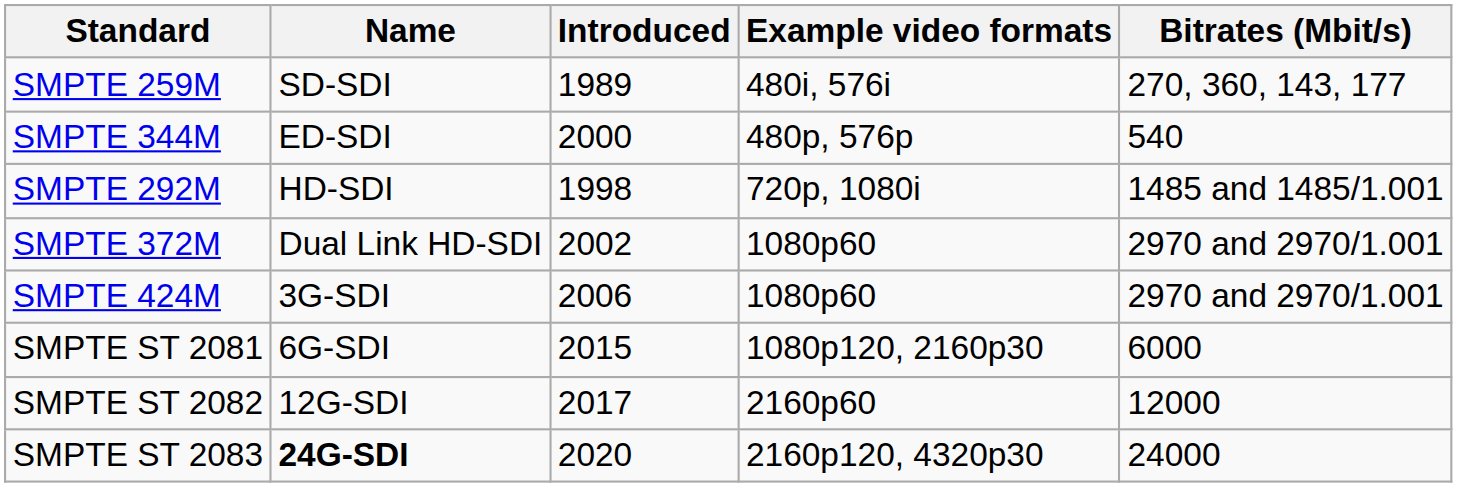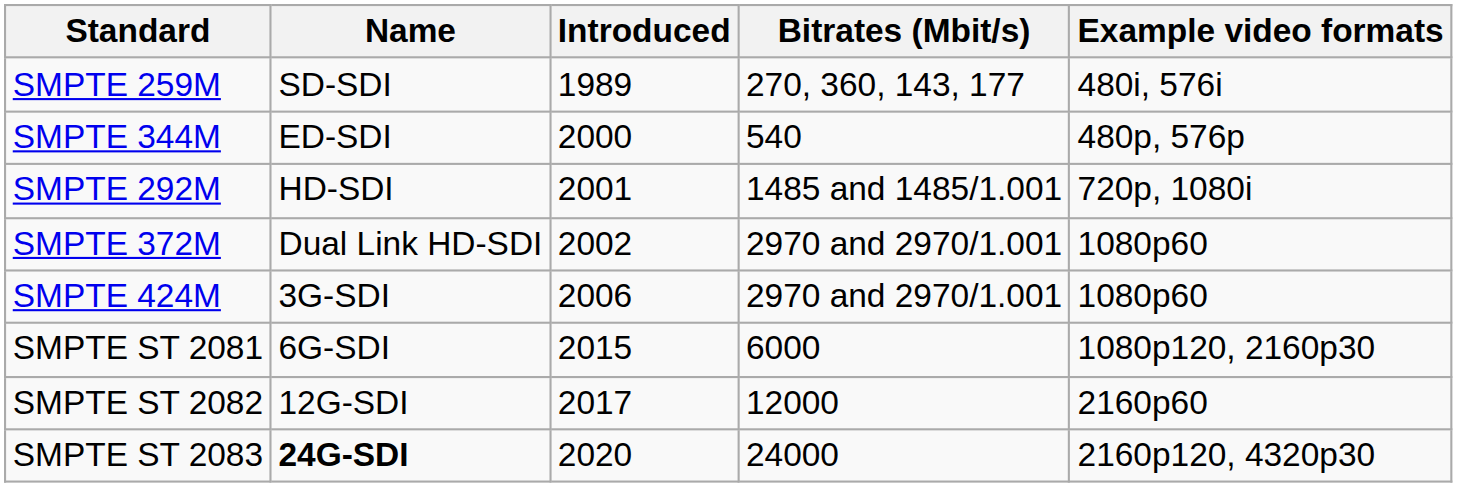columns swapped: (1286, 31) <-> (929, 31)
(595, 190) 1998 -> (595, 190) 2001
